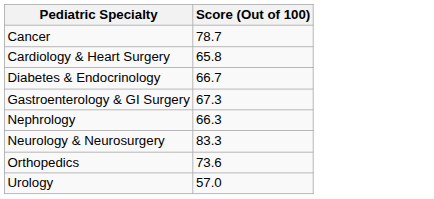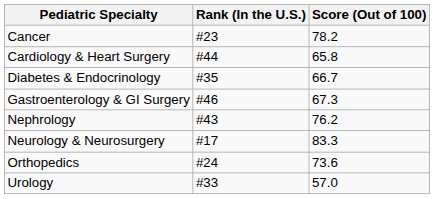+ column: (251, 15)
(209, 36) 78.7 -> (325, 36) 78.2
(209, 120) 66.3 -> (325, 120) 76.2
